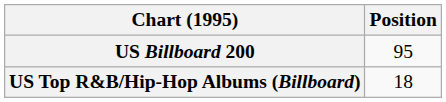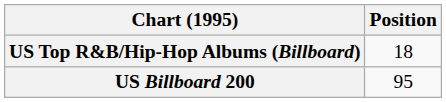rows swapped: (185, 50) <-> (185, 81)
